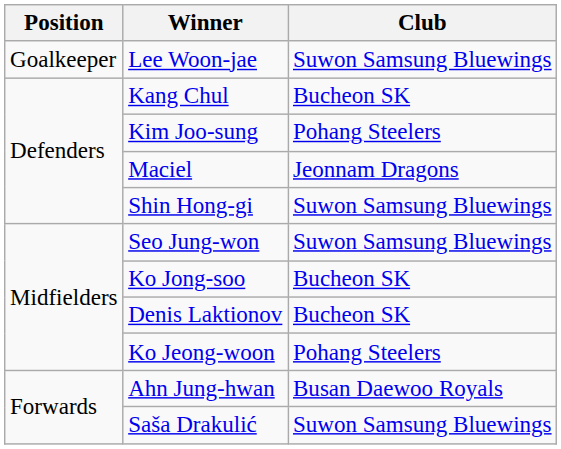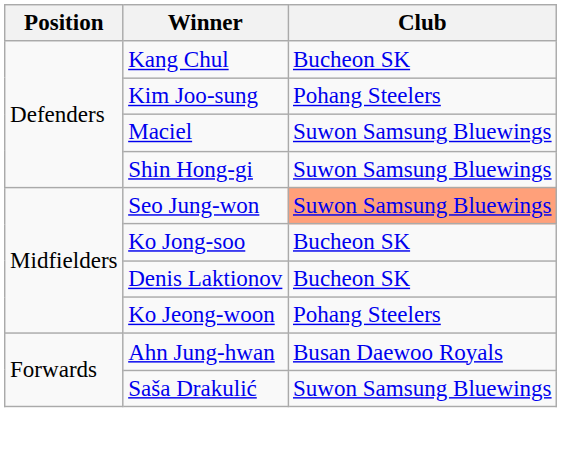- row: (193, 59)
(376, 168) Jeonnam Dragons -> (422, 132) Suwon Samsung Bluewings
(422, 242) no background -> (422, 205) lightsalmon background
